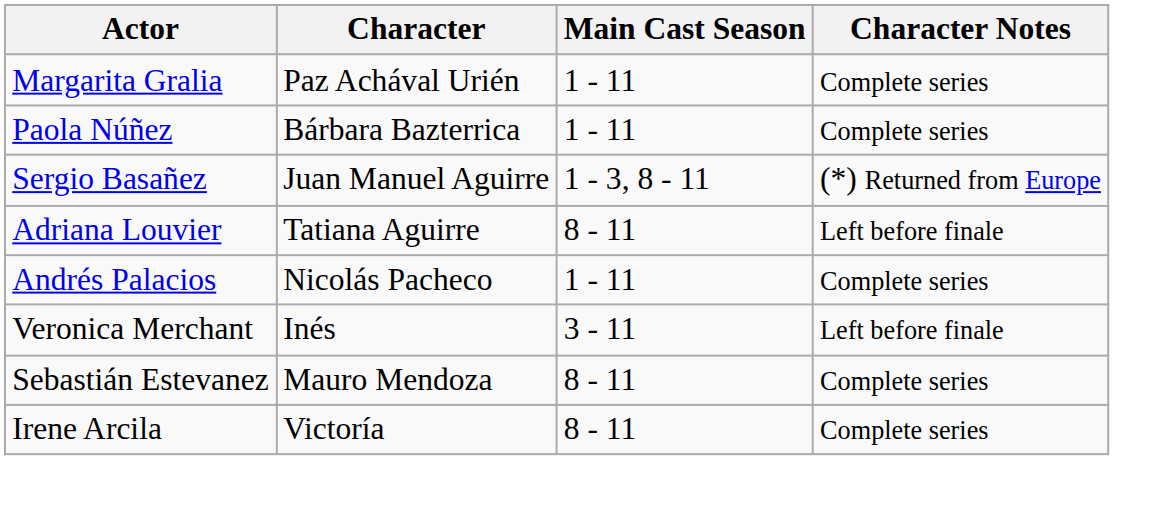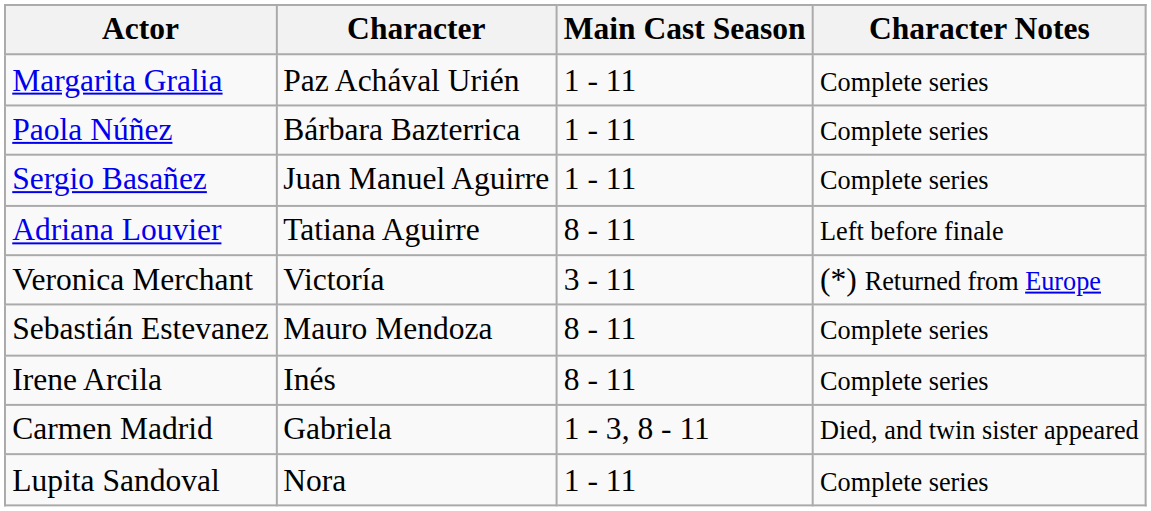(637, 179) 1 - 3, 8 - 11 -> (600, 179) 1 - 11
(961, 179) (*) Returned from Europe -> (904, 181) Complete series
- row: (114, 279)
(309, 329) Inés -> (334, 279) Victoría
(912, 331) Left before finale -> (961, 279) (*) Returned from Europe
(334, 429) Victoría -> (309, 379) Inés
+ row: (112, 429)
+ row: (116, 479)
